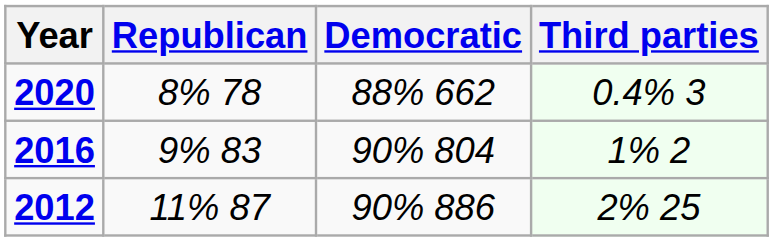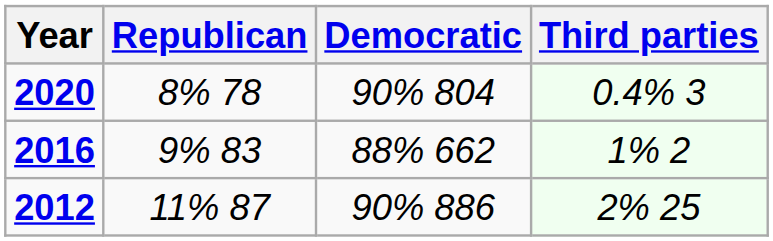(423, 93) 88% 662 -> (423, 93) 90% 804
(423, 150) 90% 804 -> (423, 150) 88% 662
